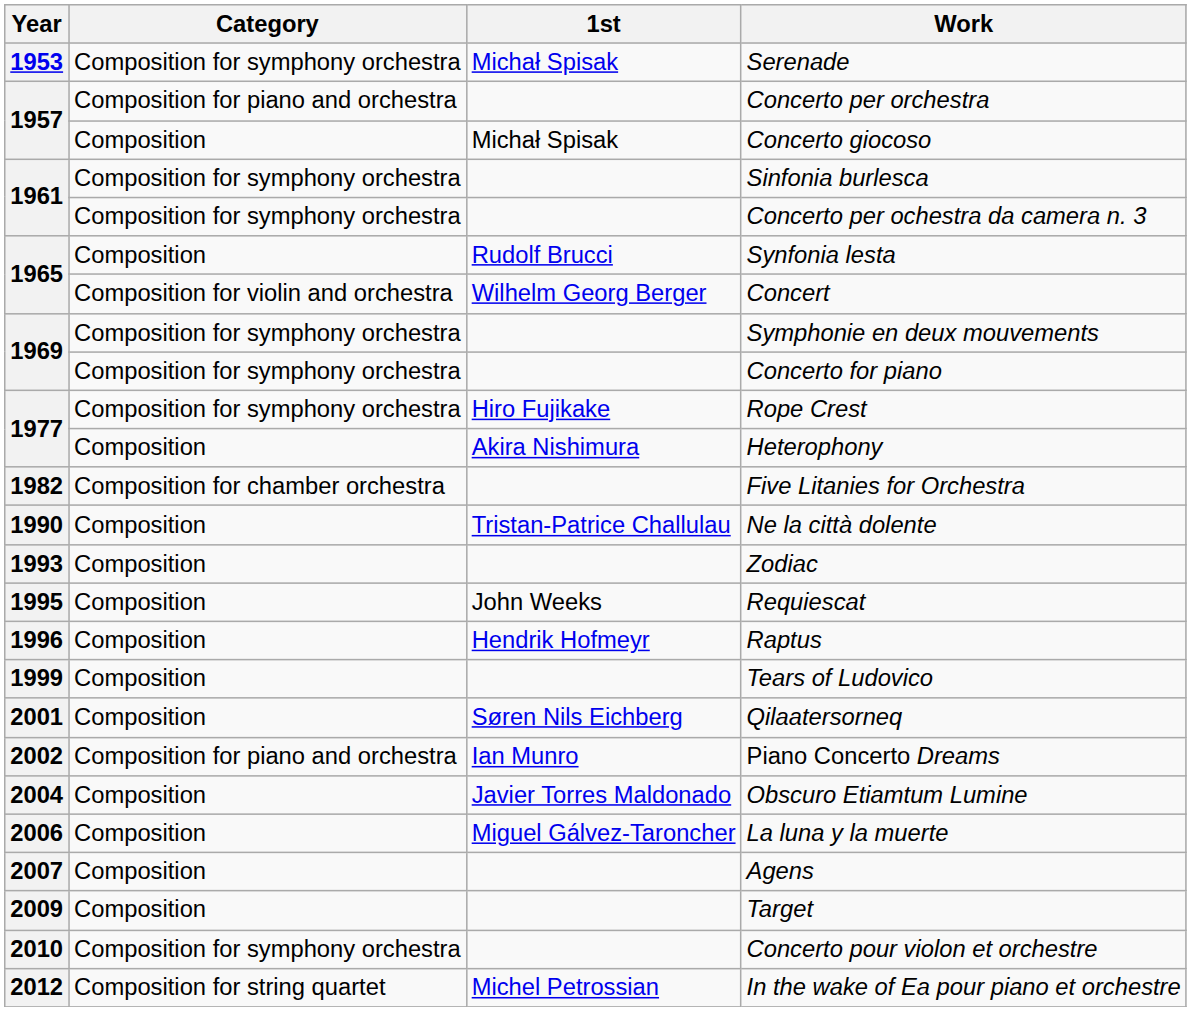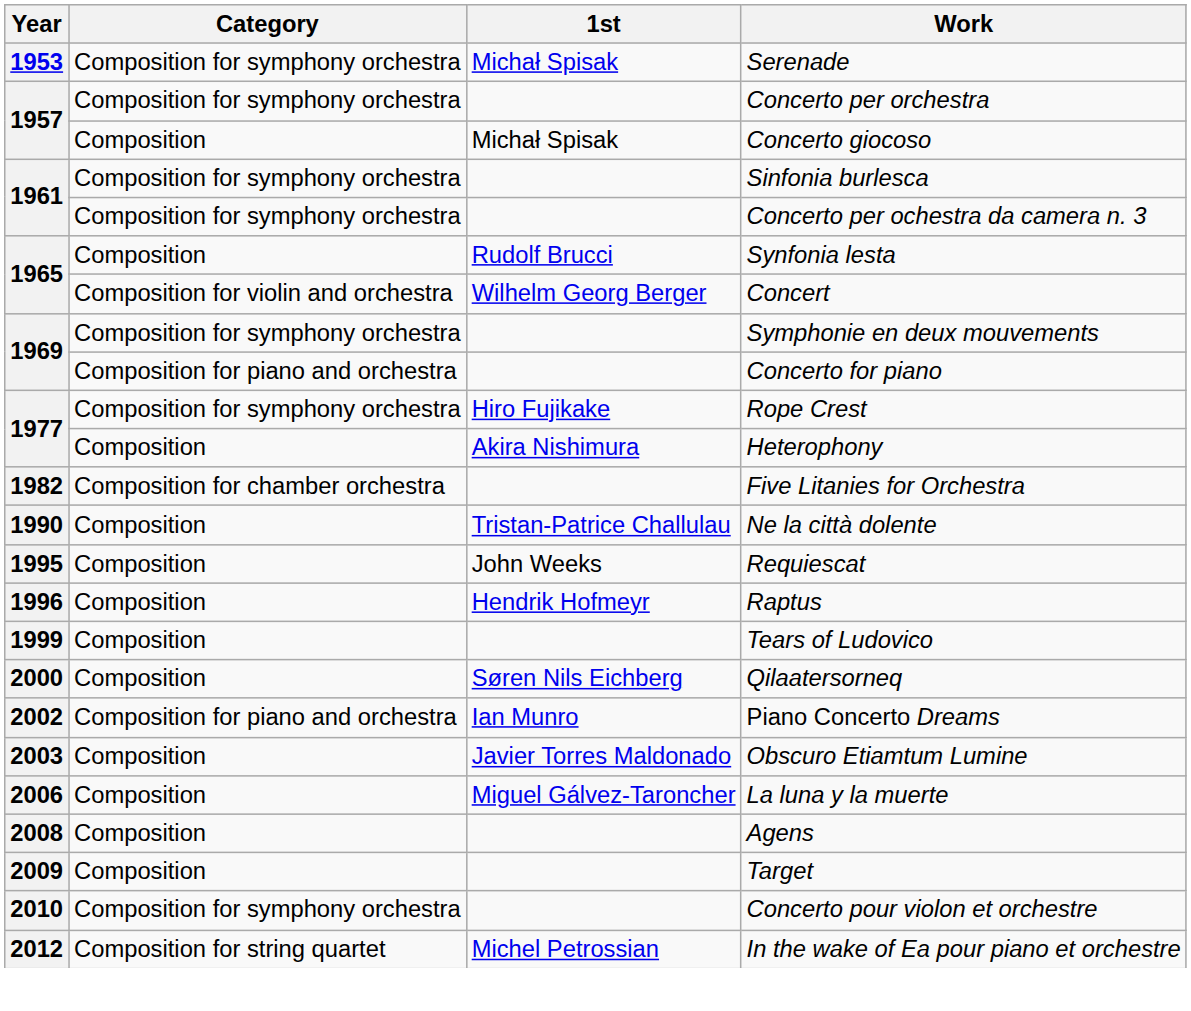(265, 100) Composition for piano and orchestra -> (267, 100) Composition for symphony orchestra
(267, 370) Composition for symphony orchestra -> (265, 370) Composition for piano and orchestra
- row: (782, 562)
(37, 716) 2001 -> (37, 678) 2000
(37, 794) 2004 -> (37, 755) 2003
(37, 871) 2007 -> (37, 832) 2008
